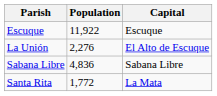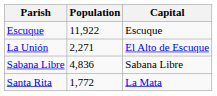(82, 47) 2,276 -> (82, 47) 2,271
